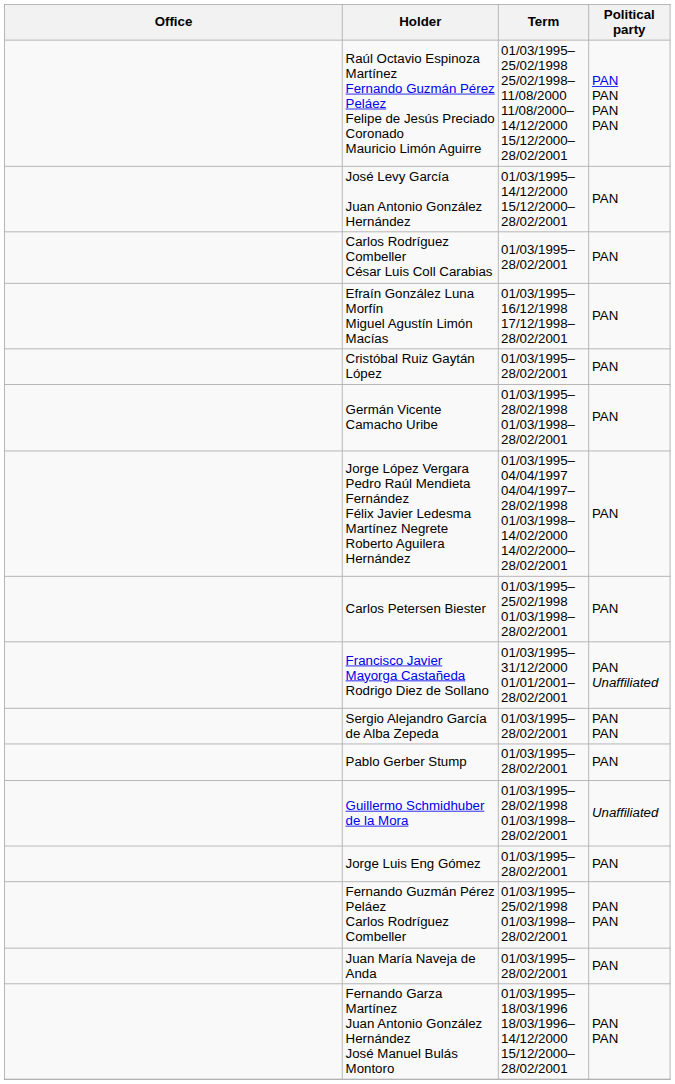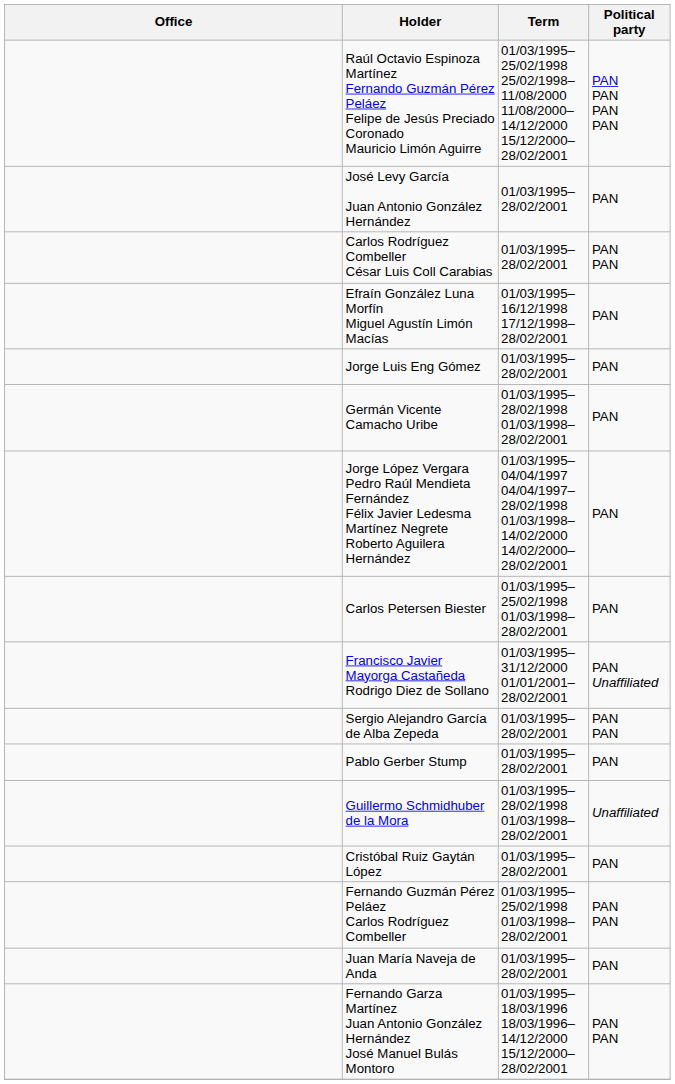(538, 199) 01/03/1995–14/12/2000 15/12/2000–28/02/2001 -> (538, 199) 01/03/1995–28/02/2001
(605, 257) PAN -> (605, 257) PAN PAN
rows swapped: (410, 366) <-> (413, 864)
